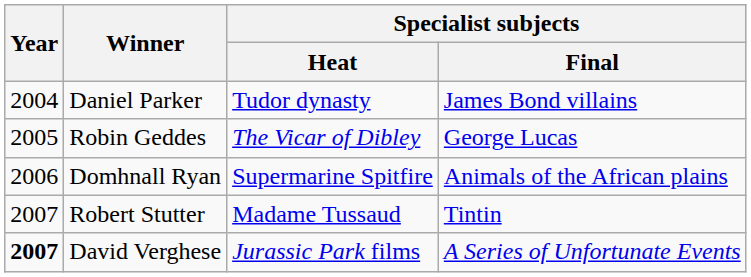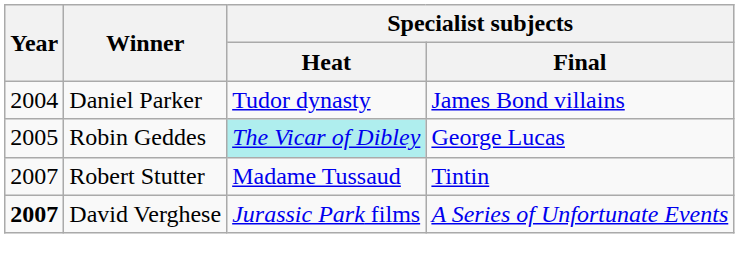(326, 137) no background -> (326, 137) paleturquoise background
- row: (145, 175)
